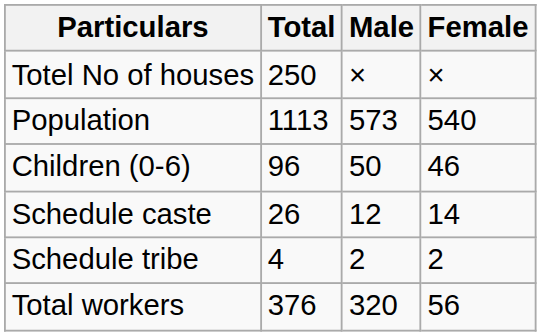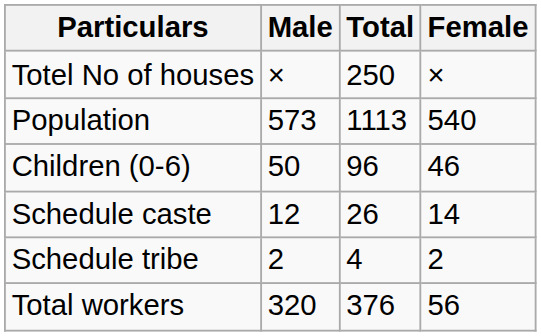columns swapped: (302, 27) <-> (382, 27)
